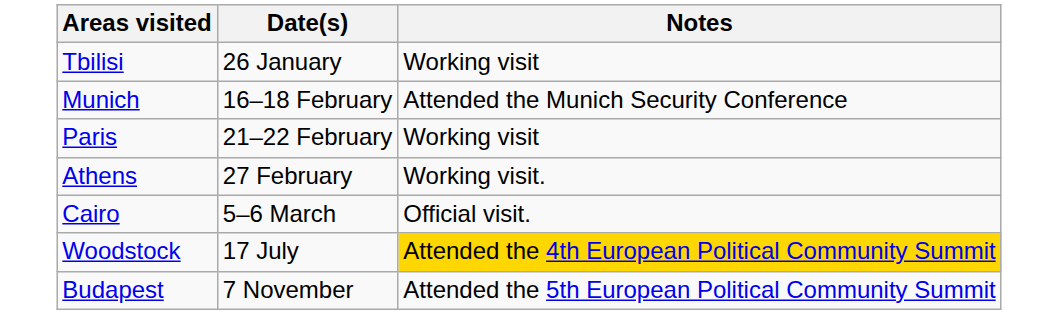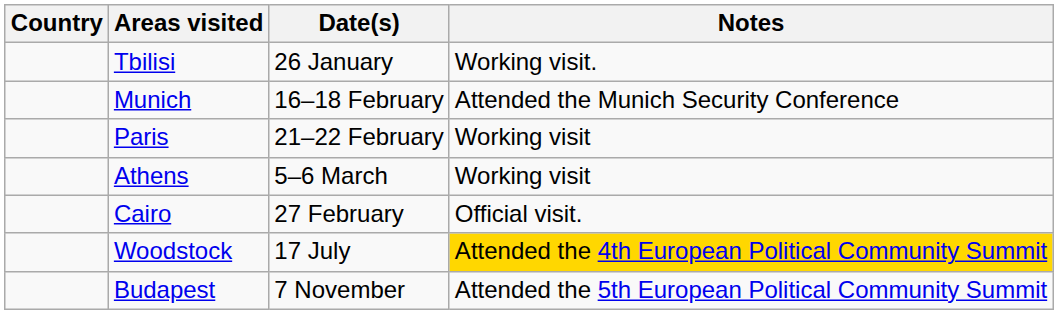+ column: (57, 23)
(471, 61) Working visit -> (526, 61) Working visit.
(288, 175) 27 February -> (331, 175) 5–6 March
(474, 175) Working visit. -> (523, 175) Working visit
(280, 213) 5–6 March -> (339, 213) 27 February
